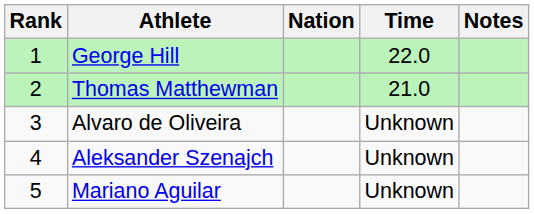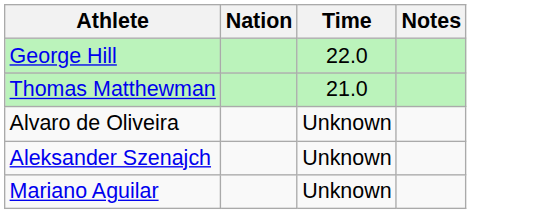- column: (36, 21)
